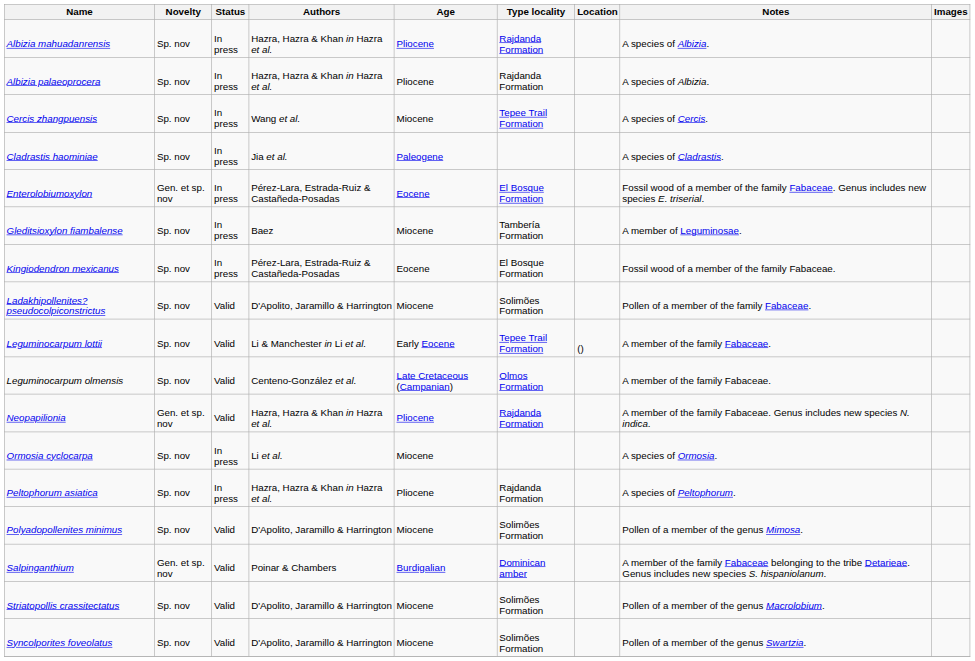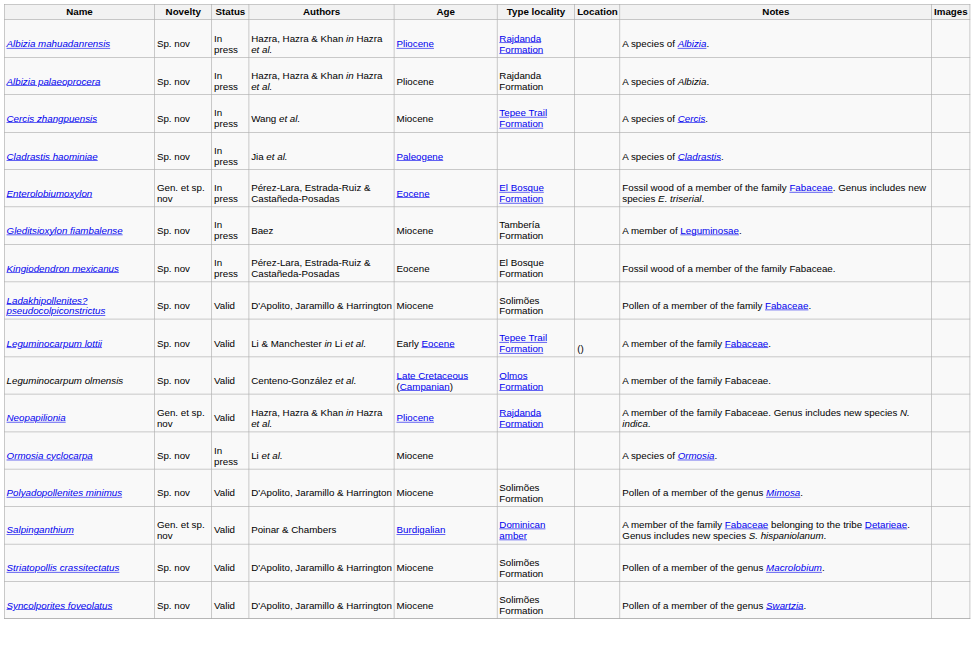- row: (52, 493)
